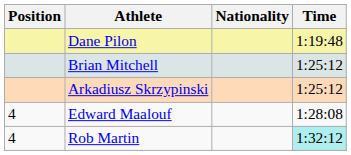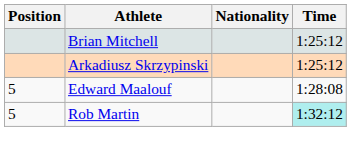- row: (102, 41)
(12, 114) 4 -> (12, 89) 5
(12, 138) 4 -> (12, 114) 5
